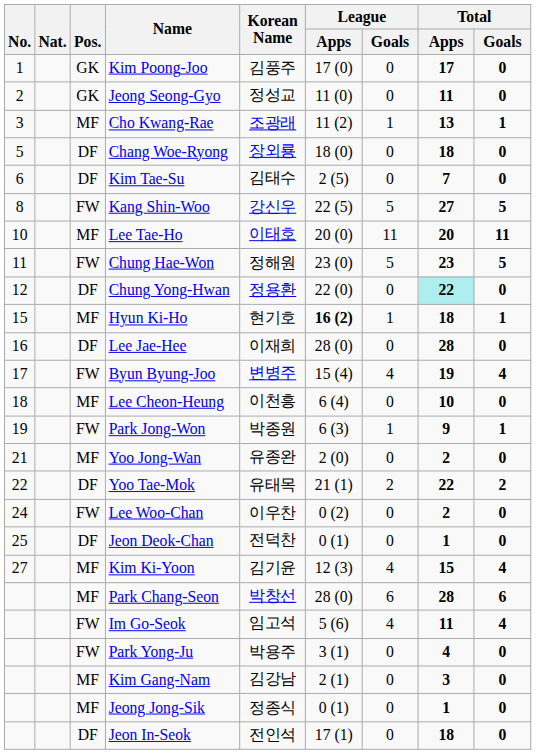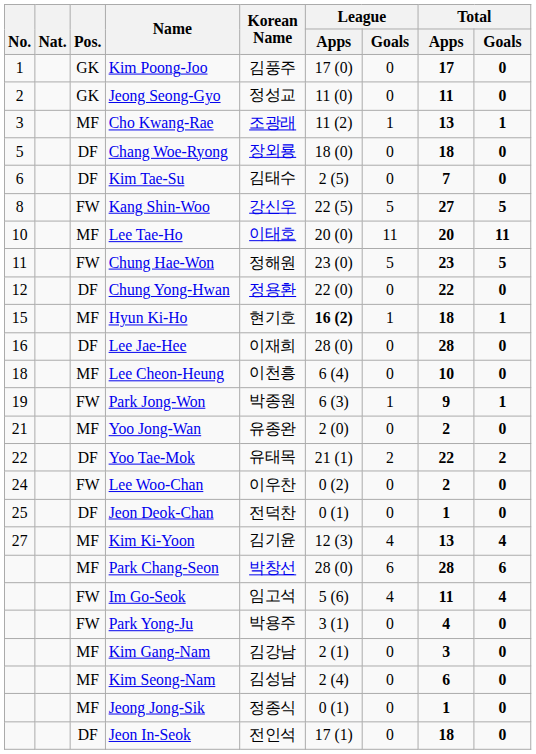(446, 290) paleturquoise background -> (446, 290) no background
- row: (162, 374)
(446, 568) 15 -> (446, 540) 13
+ row: (162, 679)
